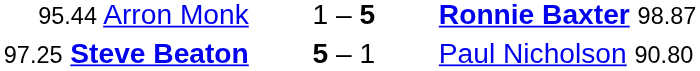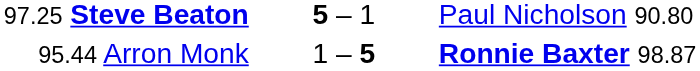rows swapped: (143, 14) <-> (126, 53)
